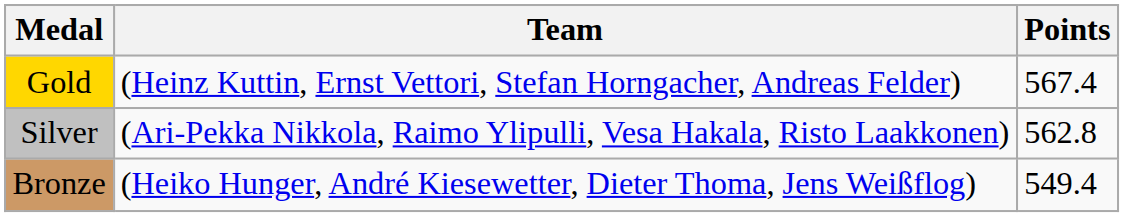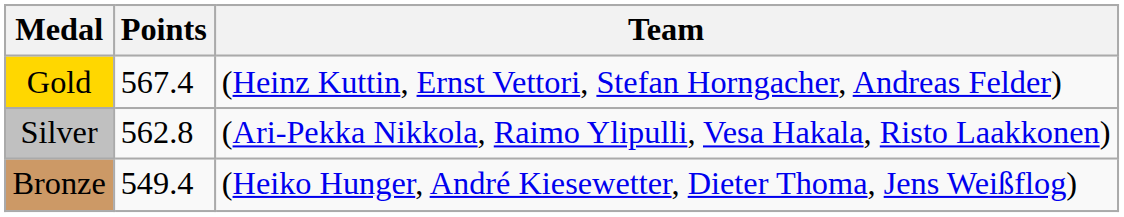columns swapped: (565, 30) <-> (1067, 30)
